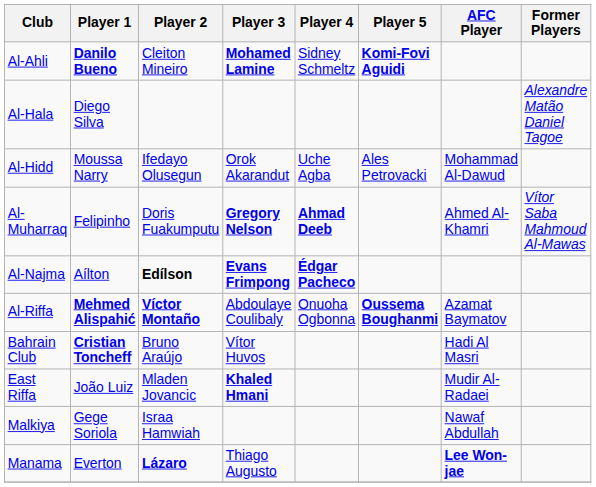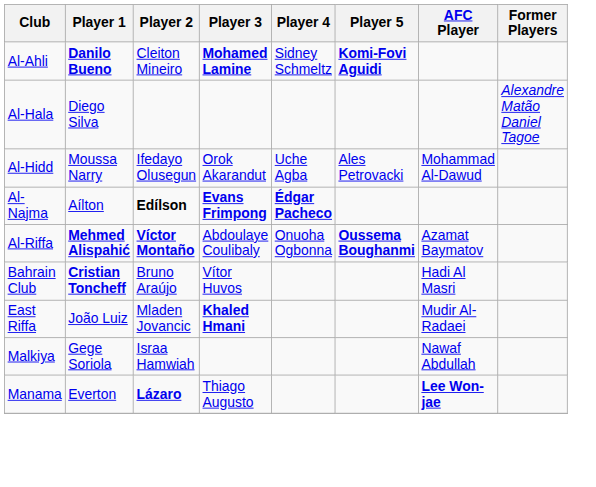- row: (37, 221)
